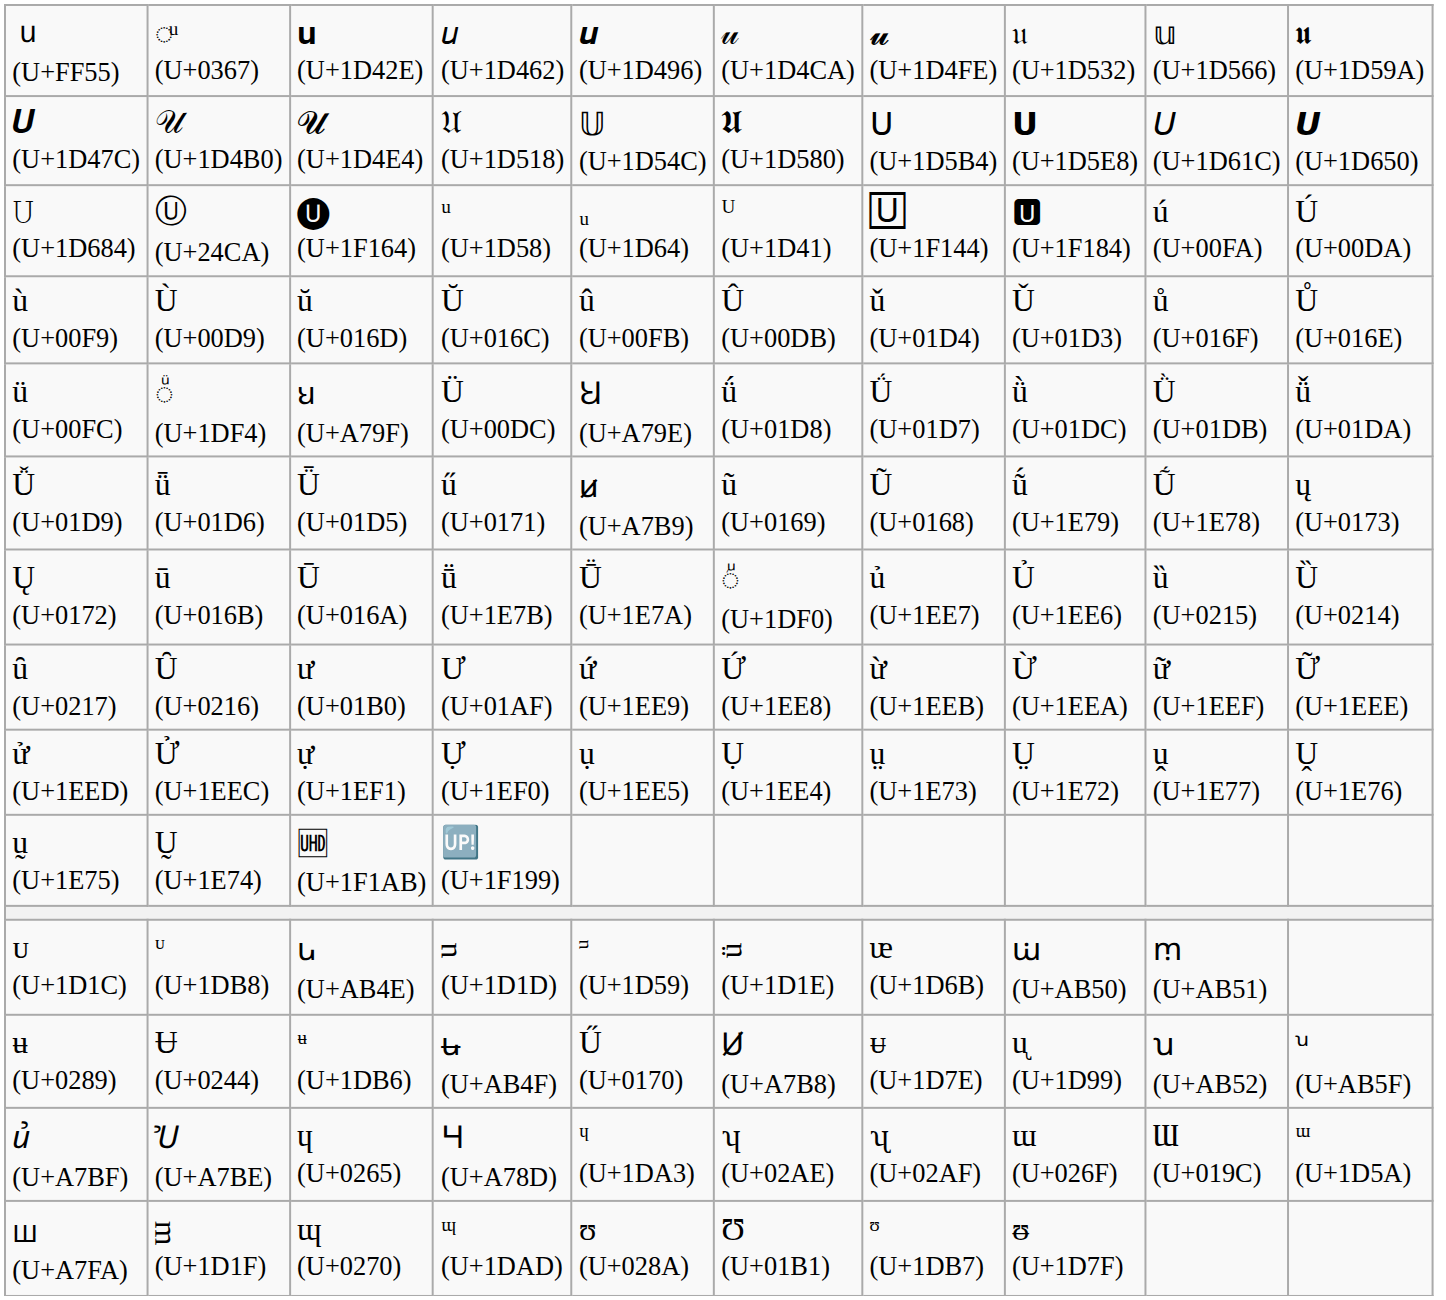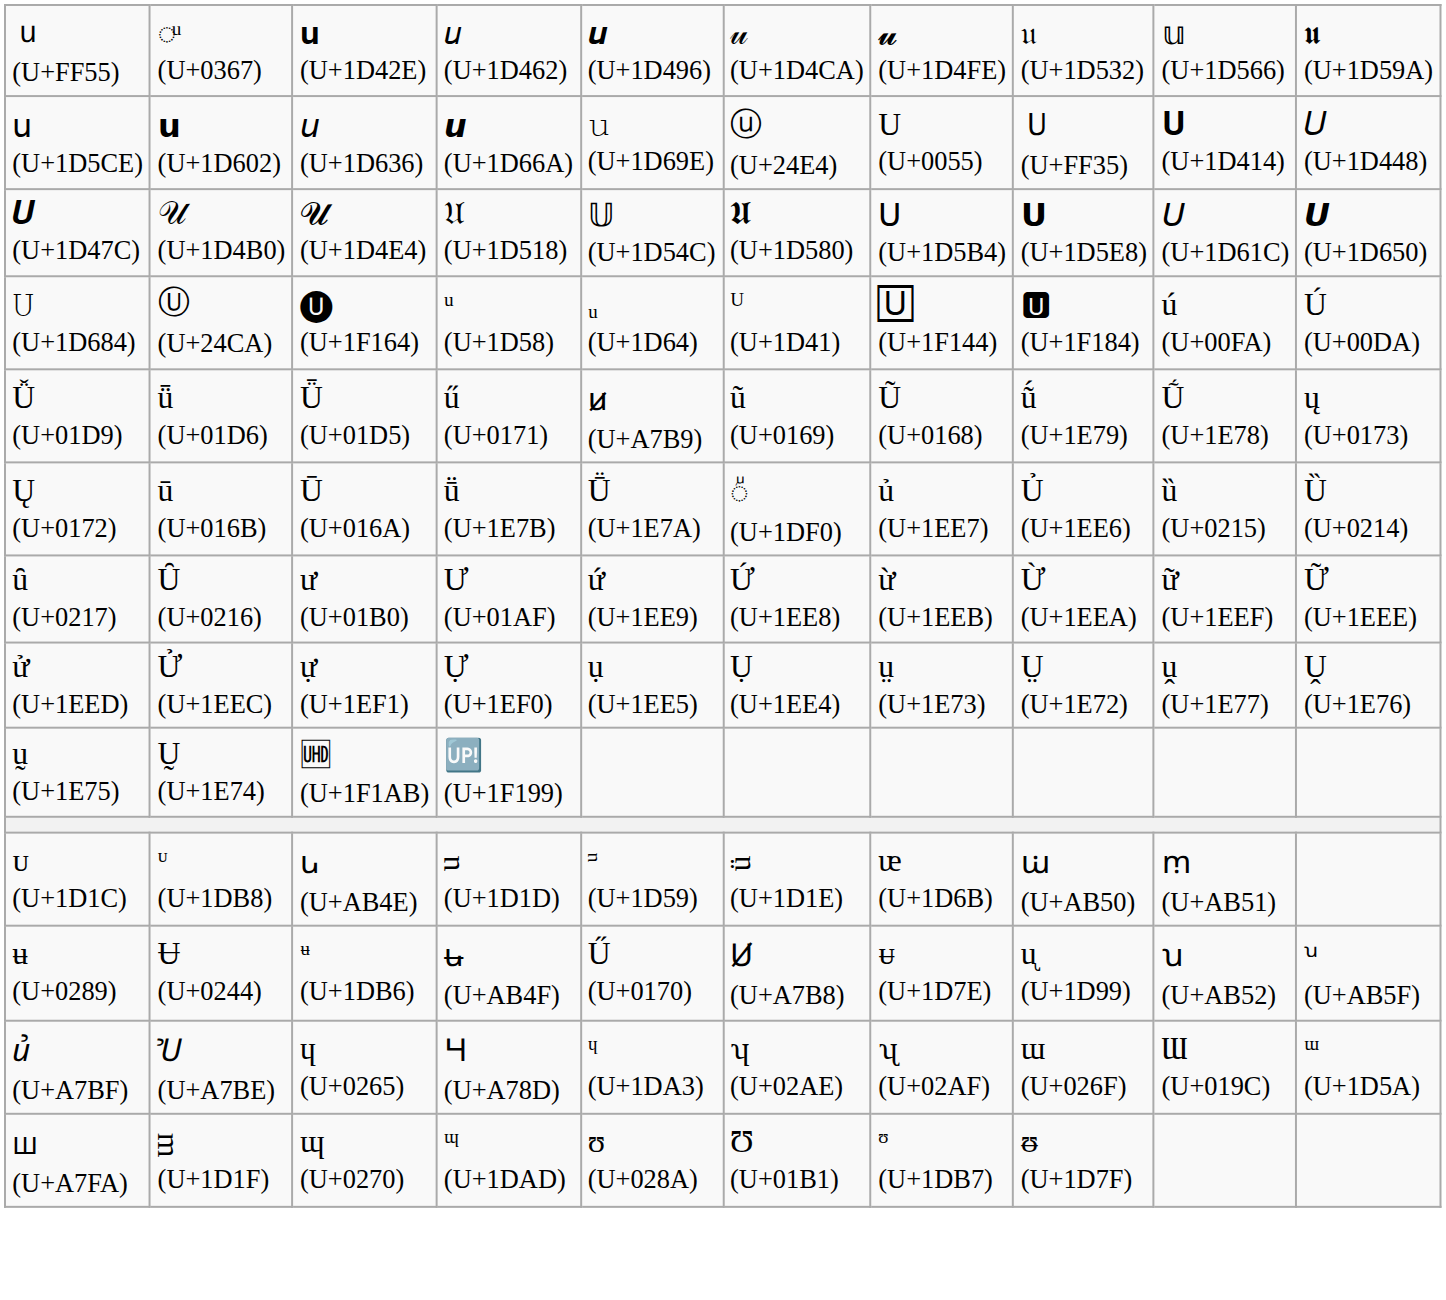+ row: (78, 143)
- row: (65, 318)
- row: (67, 408)
